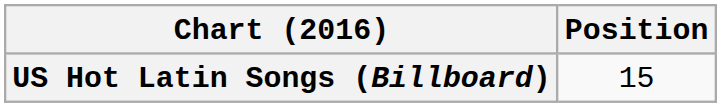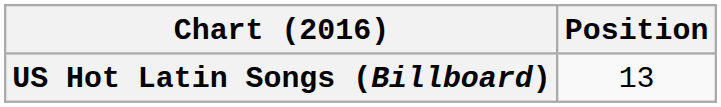(637, 78) 15 -> (637, 78) 13
